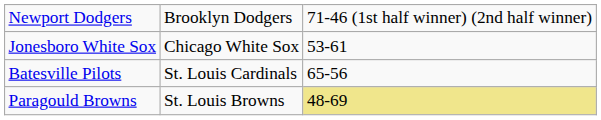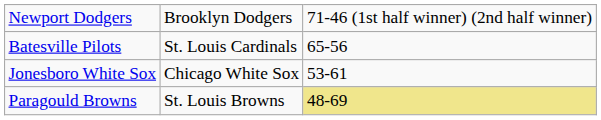rows swapped: (65, 73) <-> (82, 45)
